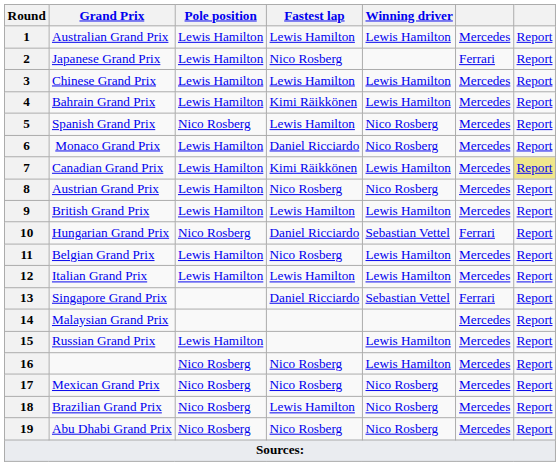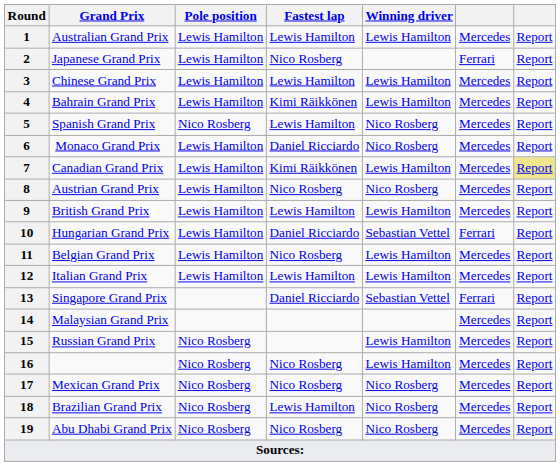(214, 232) Nico Rosberg -> (221, 232) Lewis Hamilton
(221, 341) Lewis Hamilton -> (214, 341) Nico Rosberg
